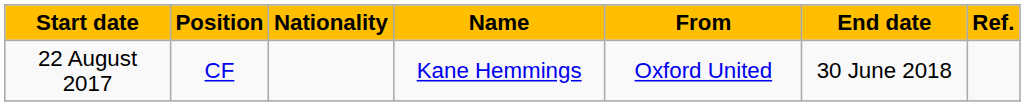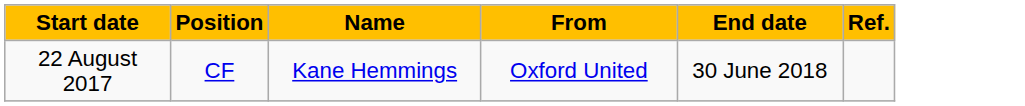- column: (331, 23)
